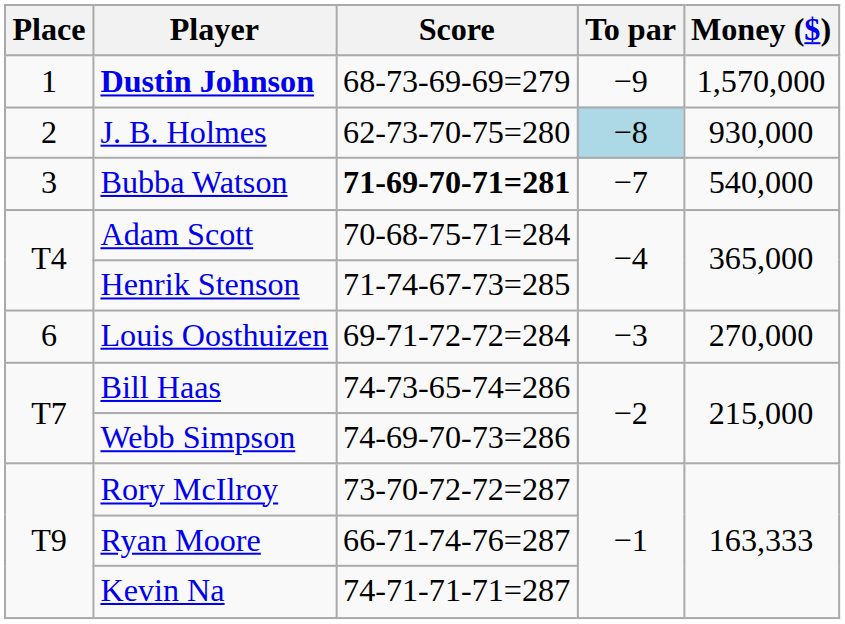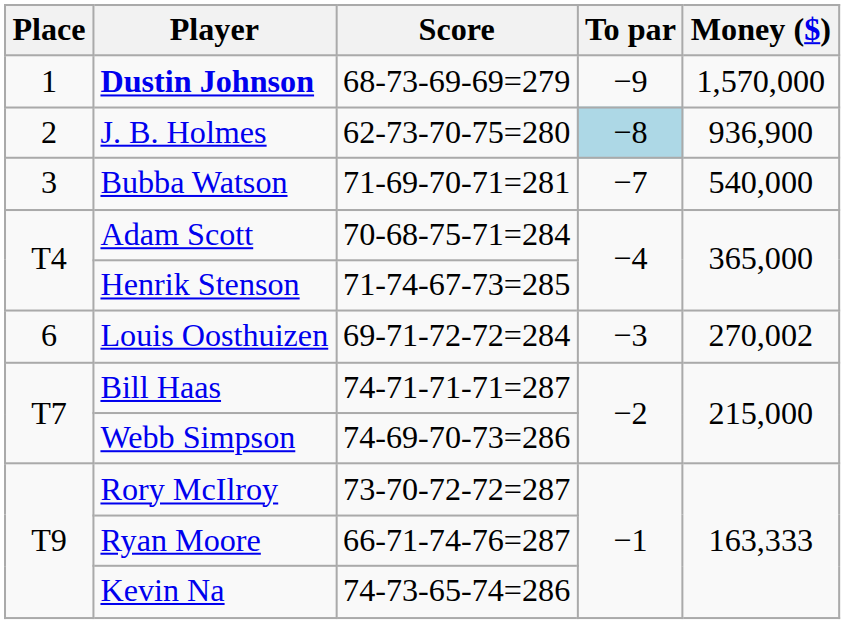(761, 132) 930,000 -> (761, 132) 936,900
(457, 183) bold -> (457, 183) normal
(761, 336) 270,000 -> (761, 336) 270,002
(457, 387) 74-73-65-74=286 -> (457, 387) 74-71-71-71=287
(457, 591) 74-71-71-71=287 -> (457, 591) 74-73-65-74=286
